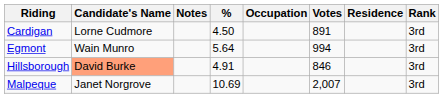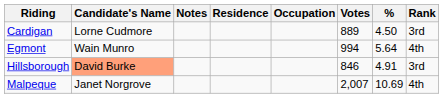columns swapped: (375, 13) <-> (226, 13)
(322, 31) 891 -> (350, 31) 889
(417, 48) 3rd -> (416, 48) 4th
(417, 84) 3rd -> (416, 84) 4th
